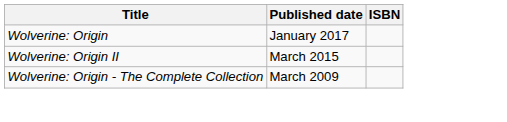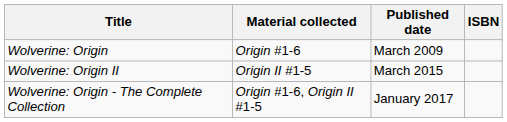+ column: (302, 22)
(309, 35) January 2017 -> (408, 50) March 2009
(304, 77) March 2009 -> (414, 99) January 2017
